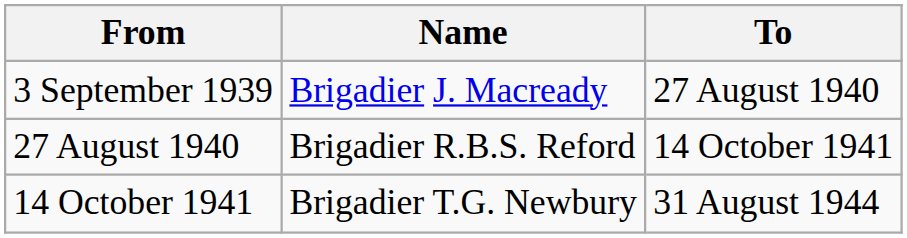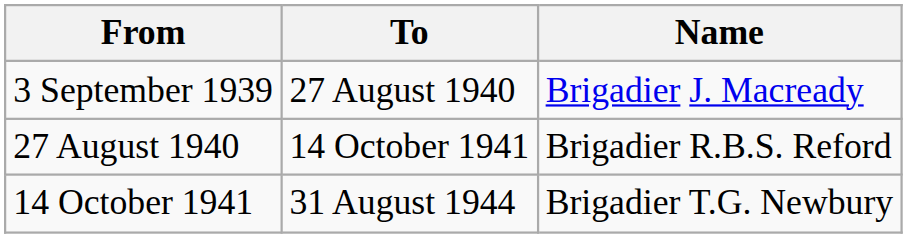columns swapped: (773, 32) <-> (463, 32)
